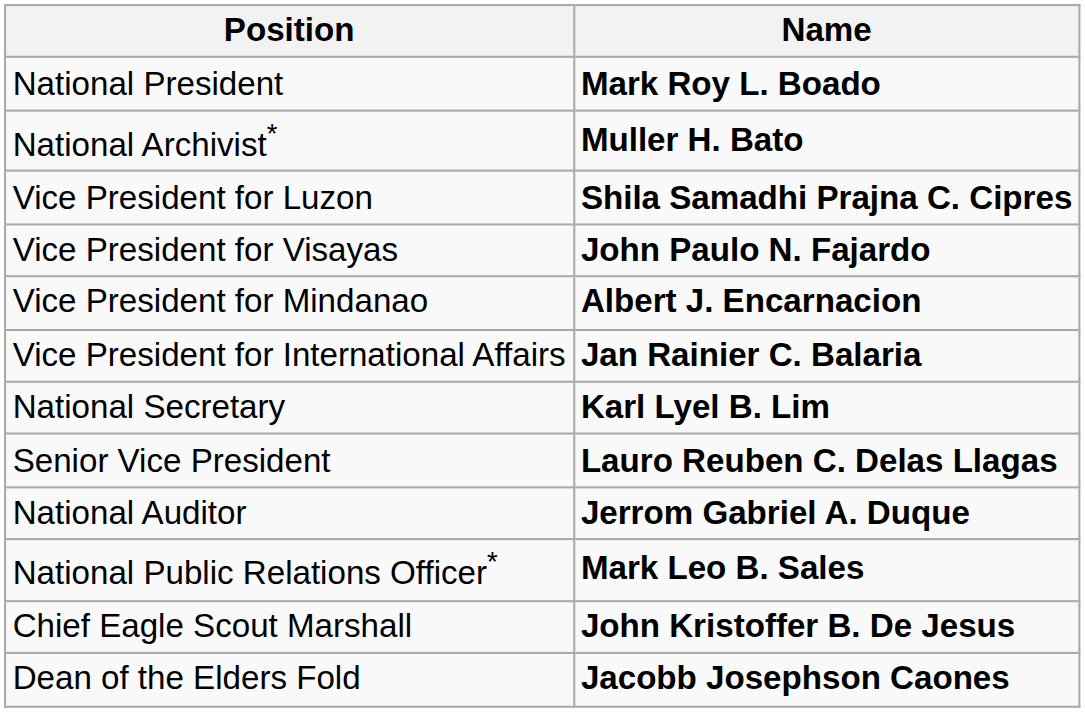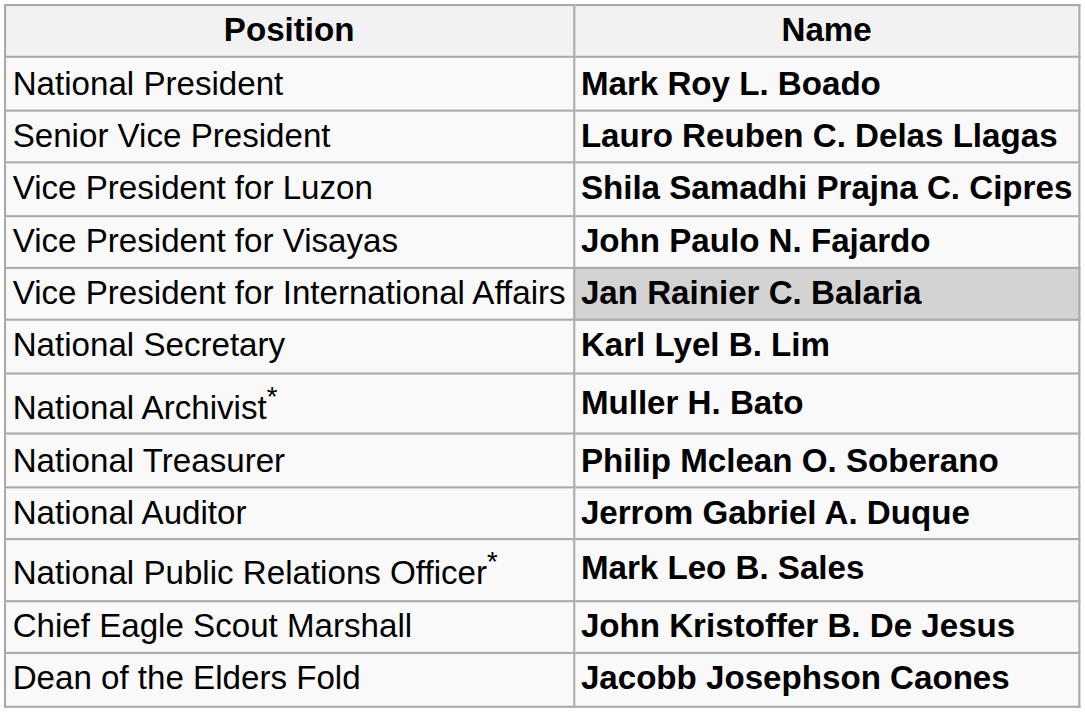rows swapped: (172, 459) <-> (145, 140)
- row: (220, 302)
(751, 354) no background -> (751, 293) lightgrey background
+ row: (149, 459)
